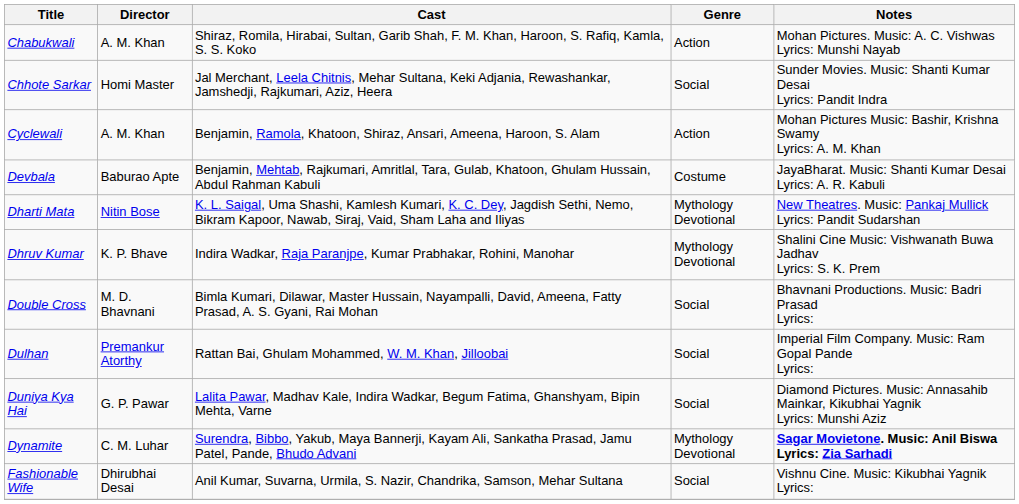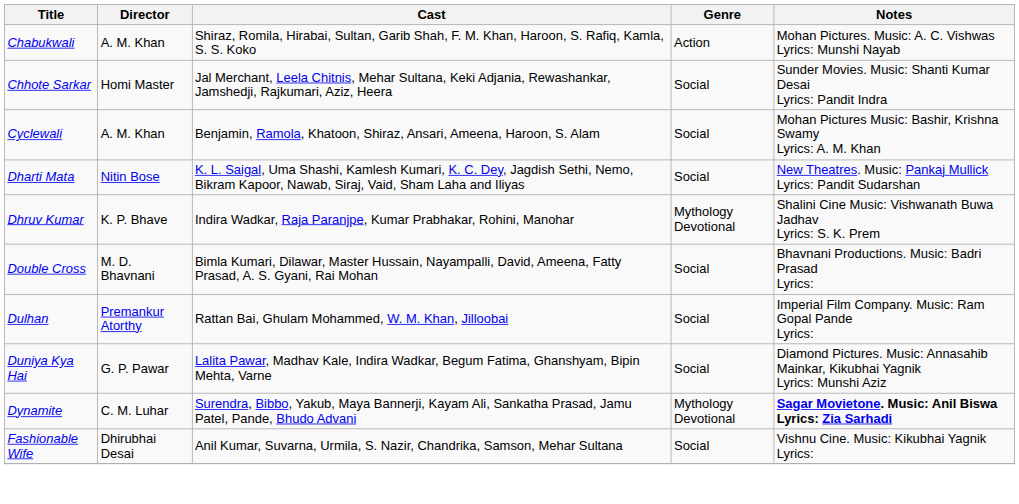(692, 134) Action -> (692, 134) Social
- row: (31, 177)
(705, 212) Mythology Devotional -> (692, 177) Social
